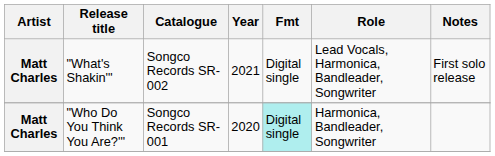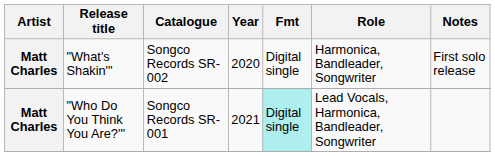(246, 70) 2021 -> (246, 63) 2020
(352, 70) Lead Vocals, Harmonica, Bandleader, Songwriter -> (349, 63) Harmonica, Bandleader, Songwriter
(246, 127) 2020 -> (246, 120) 2021
(349, 127) Harmonica, Bandleader, Songwriter -> (352, 120) Lead Vocals, Harmonica, Bandleader, Songwriter
